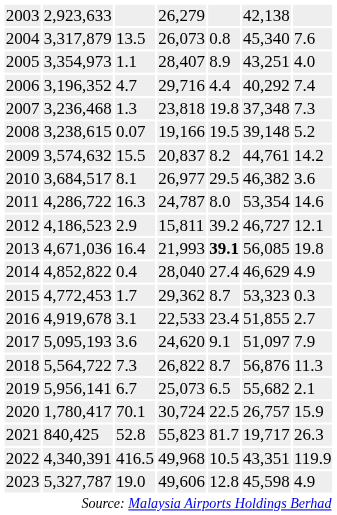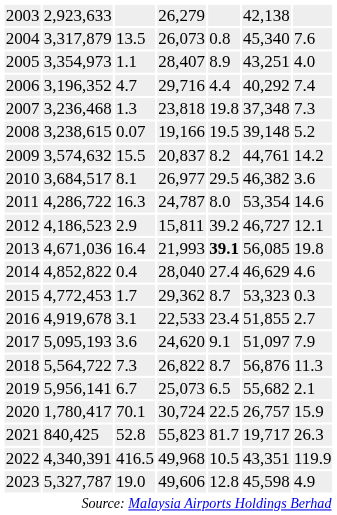(305, 271) 4.9 -> (305, 271) 4.6
